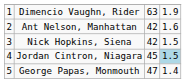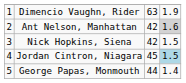(170, 27) no background -> (170, 27) lightgrey background
(152, 71) 47 -> (152, 71) 44
